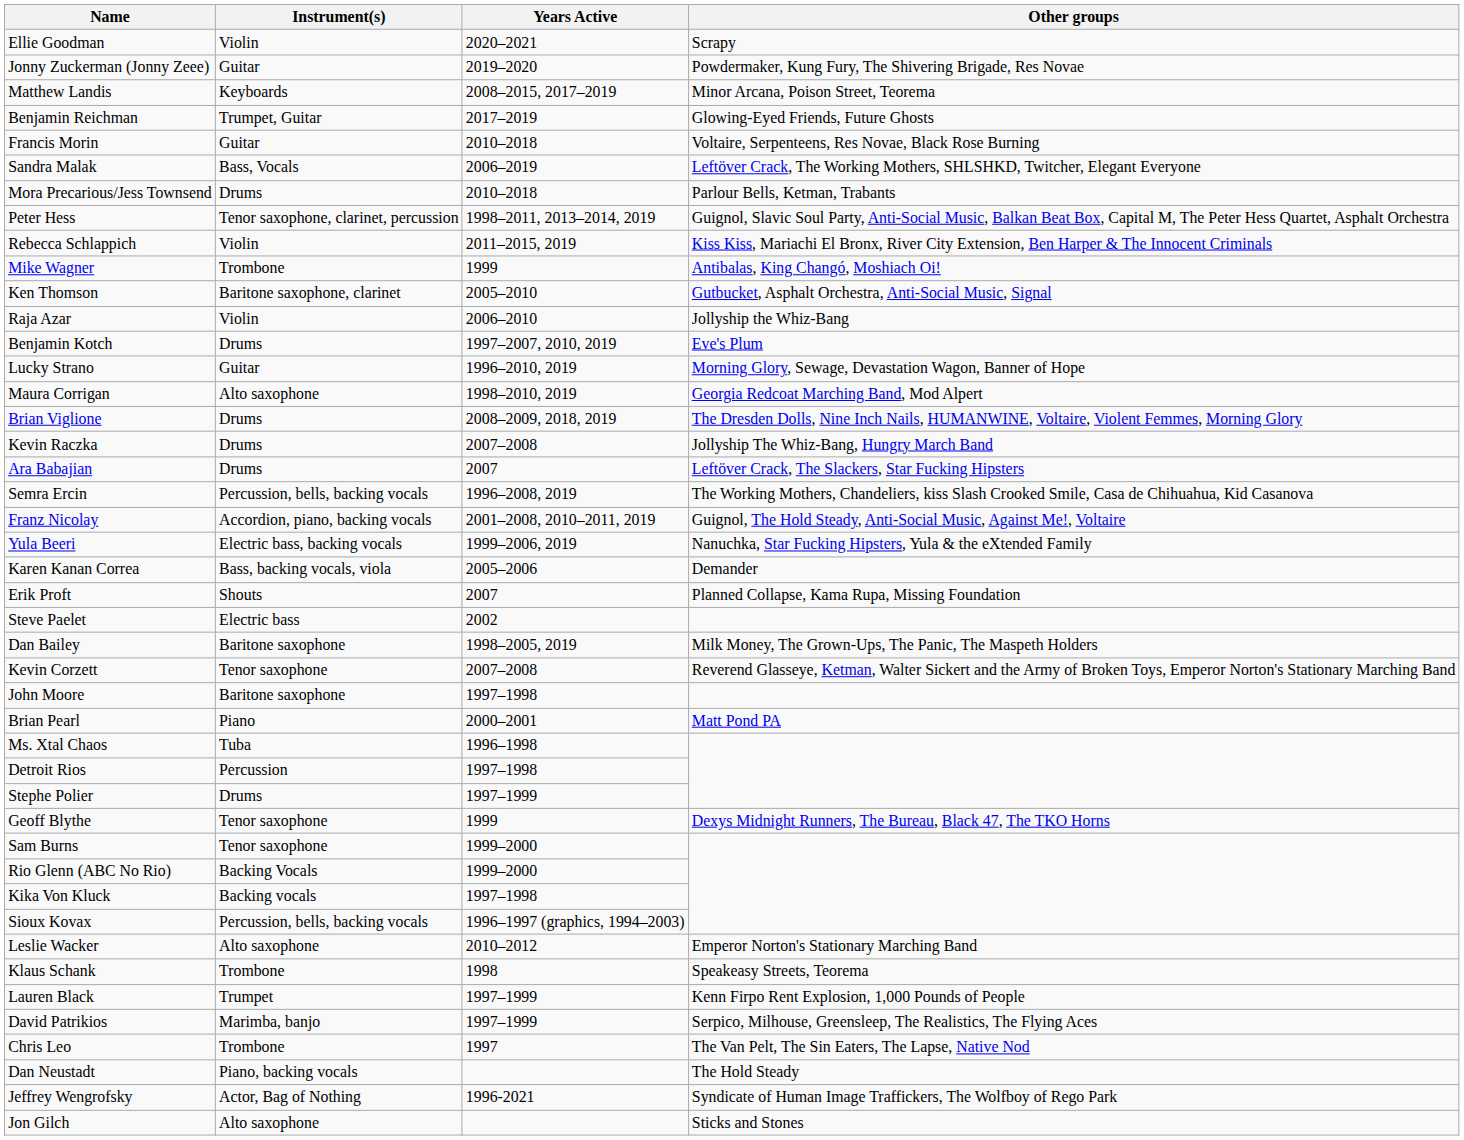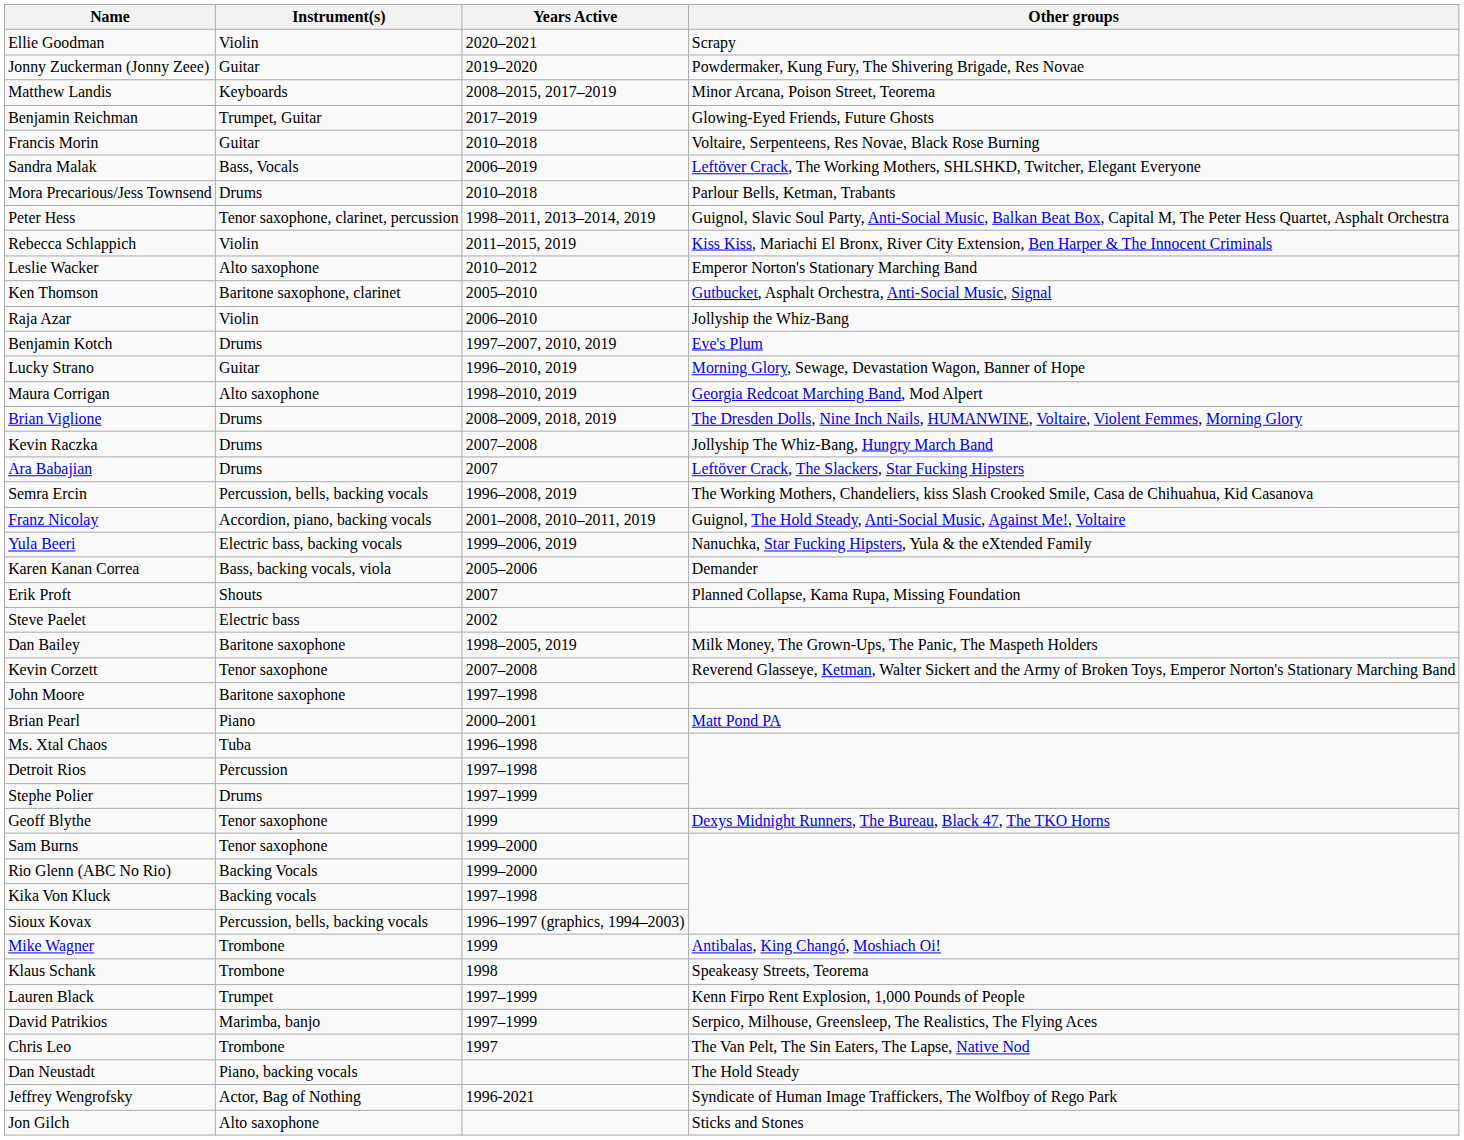rows swapped: (53, 946) <-> (51, 268)
